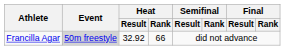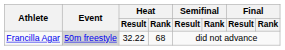(134, 39) 32.92 -> (134, 39) 32.22
(160, 39) 66 -> (160, 39) 68
